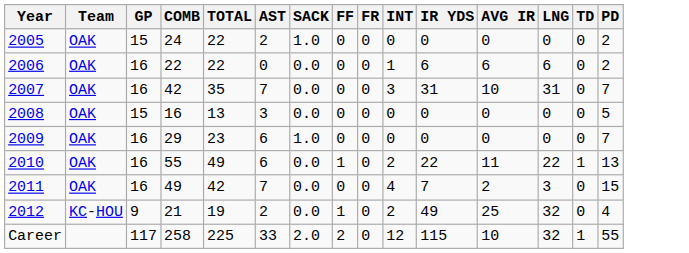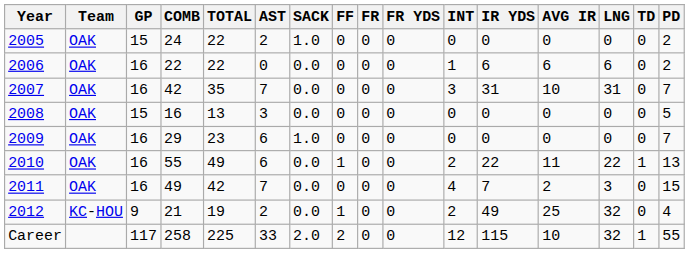+ column: (413, 17)
